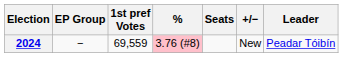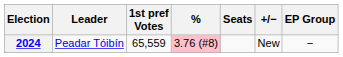columns swapped: (301, 19) <-> (80, 19)
(130, 43) 69,559 -> (149, 43) 65,559
